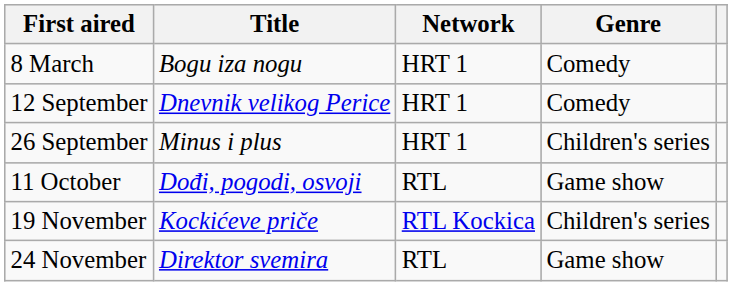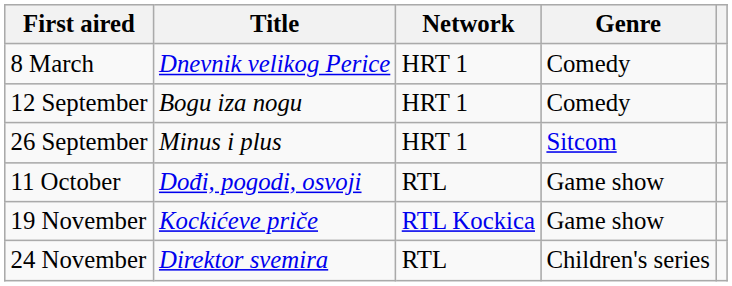(231, 63) Bogu iza nogu -> (275, 63) Dnevnik velikog Perice
(275, 102) Dnevnik velikog Perice -> (231, 102) Bogu iza nogu
(628, 142) Children's series -> (582, 142) Sitcom
(628, 220) Children's series -> (605, 220) Game show
(605, 260) Game show -> (628, 260) Children's series
